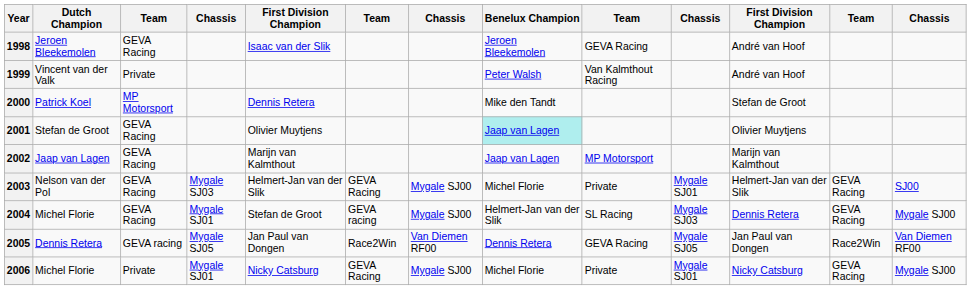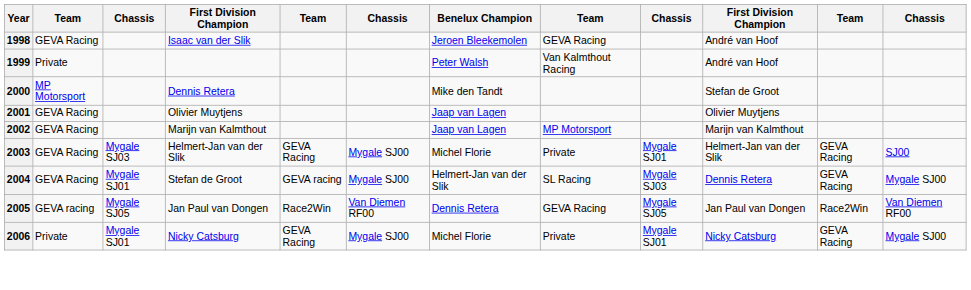- column: (77, 18)
(522, 130) paleturquoise background -> (469, 113) no background
